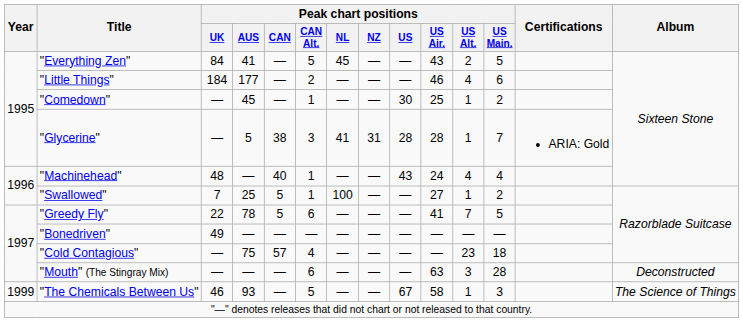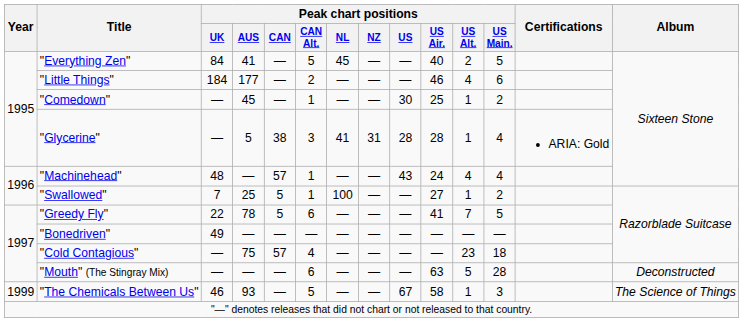(437, 61) 43 -> (437, 61) 40
(500, 137) 7 -> (500, 137) 4
(280, 176) 40 -> (280, 176) 57
(468, 272) 3 -> (468, 272) 5
